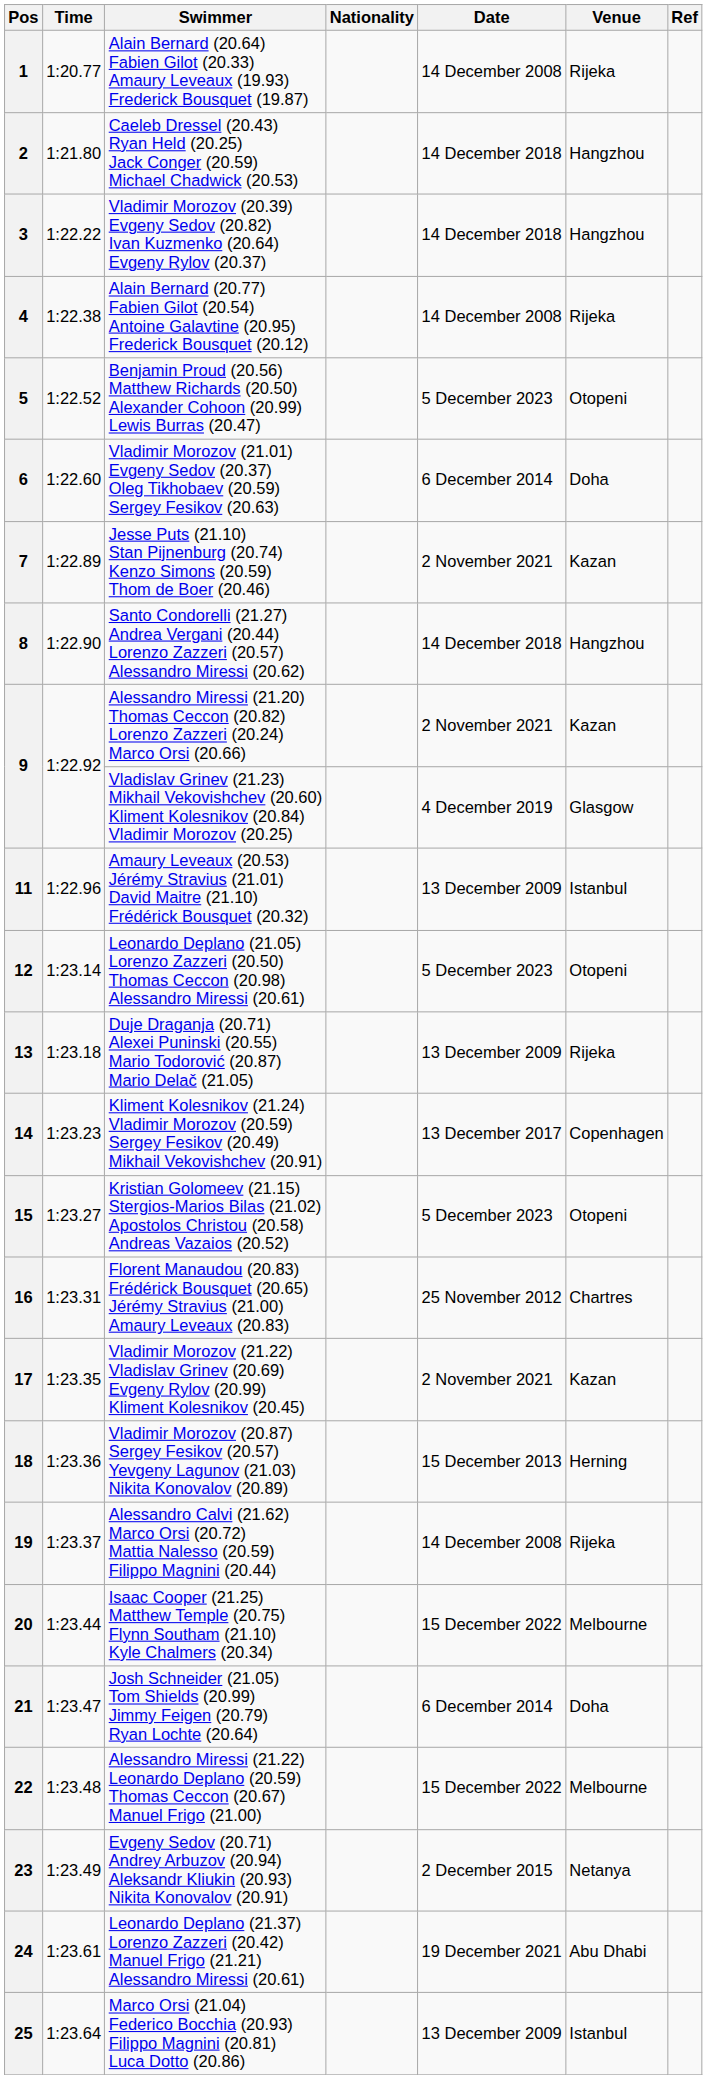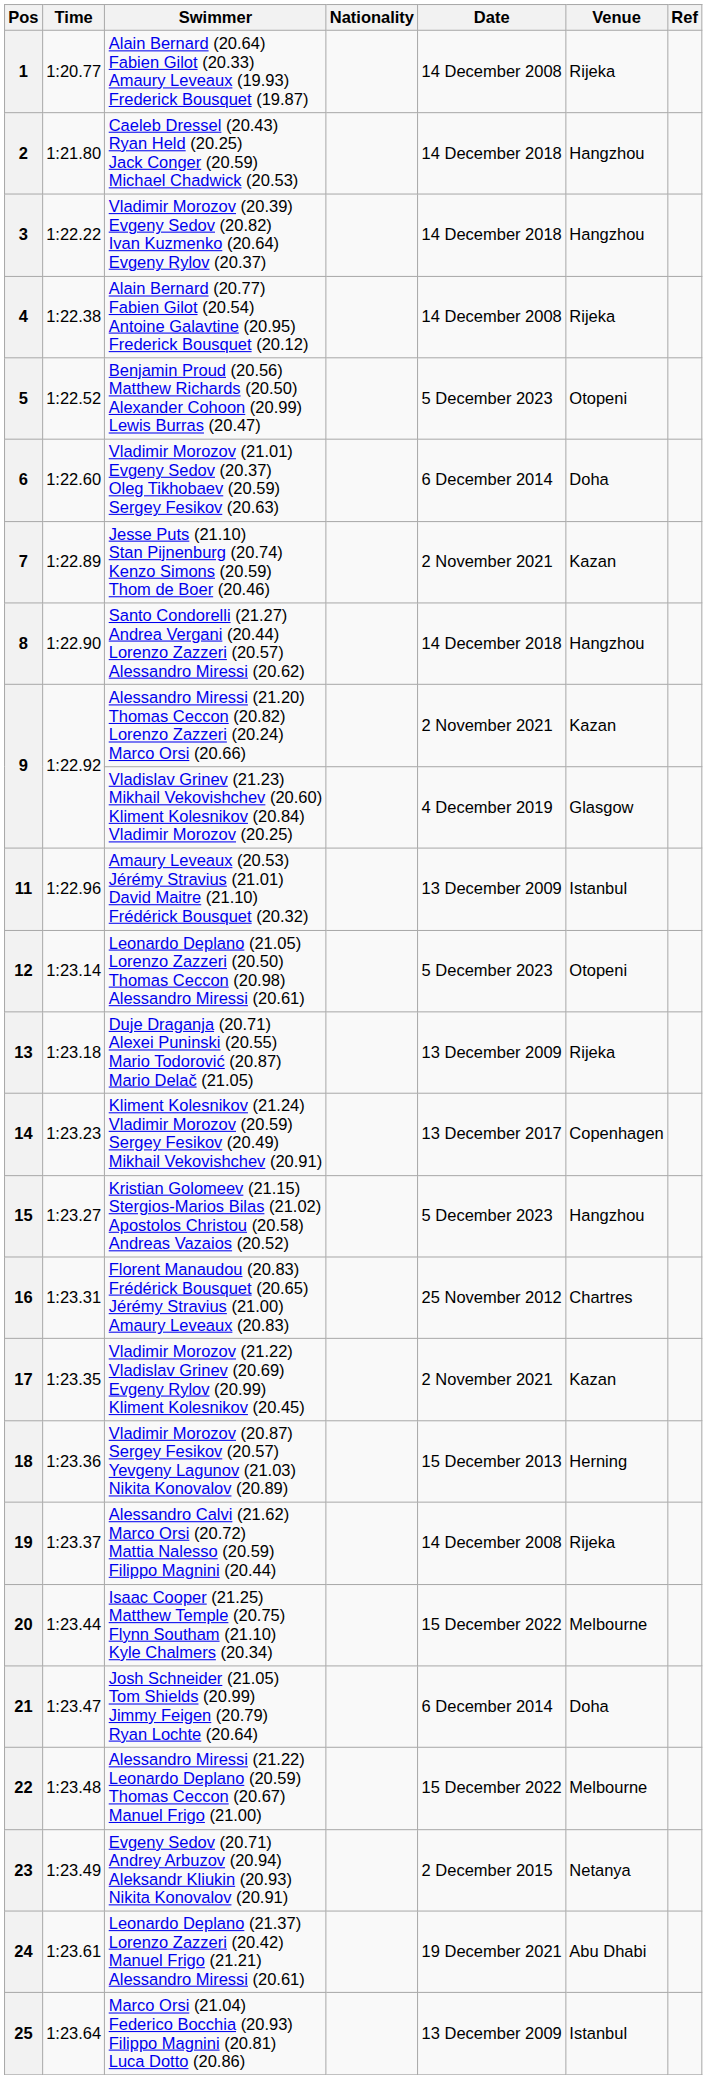(598, 1216) Otopeni -> (607, 1216) Hangzhou
